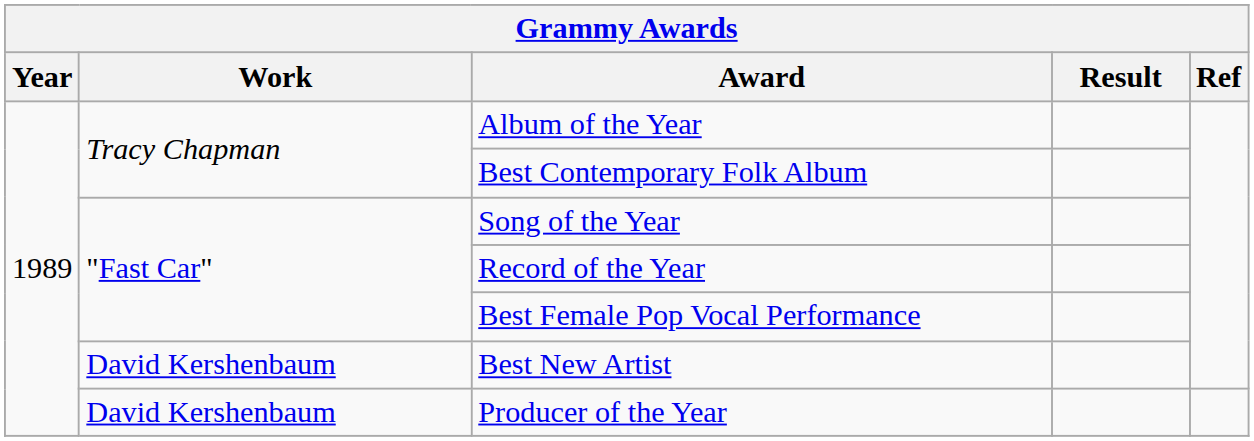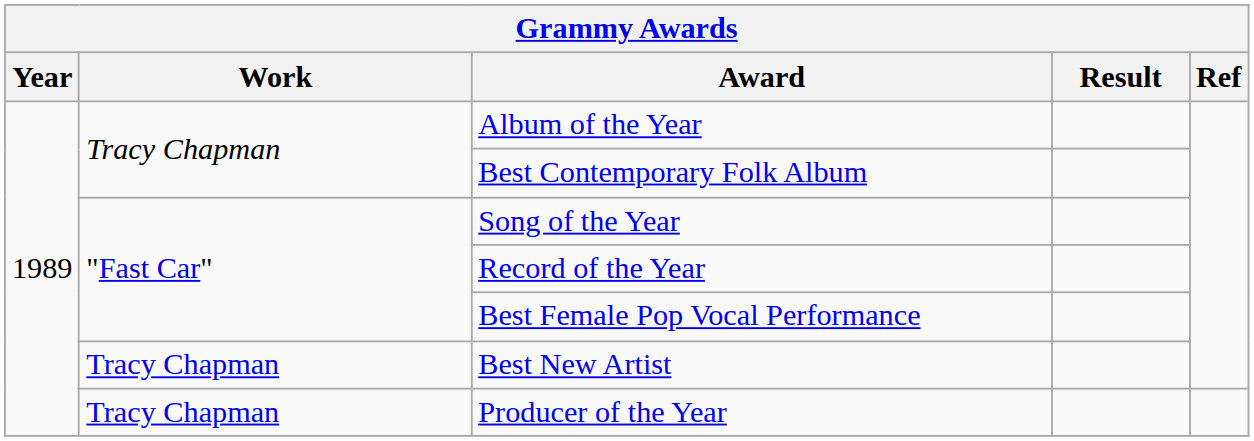(211, 364) David Kershenbaum -> (183, 364) Tracy Chapman
(211, 412) David Kershenbaum -> (183, 412) Tracy Chapman
